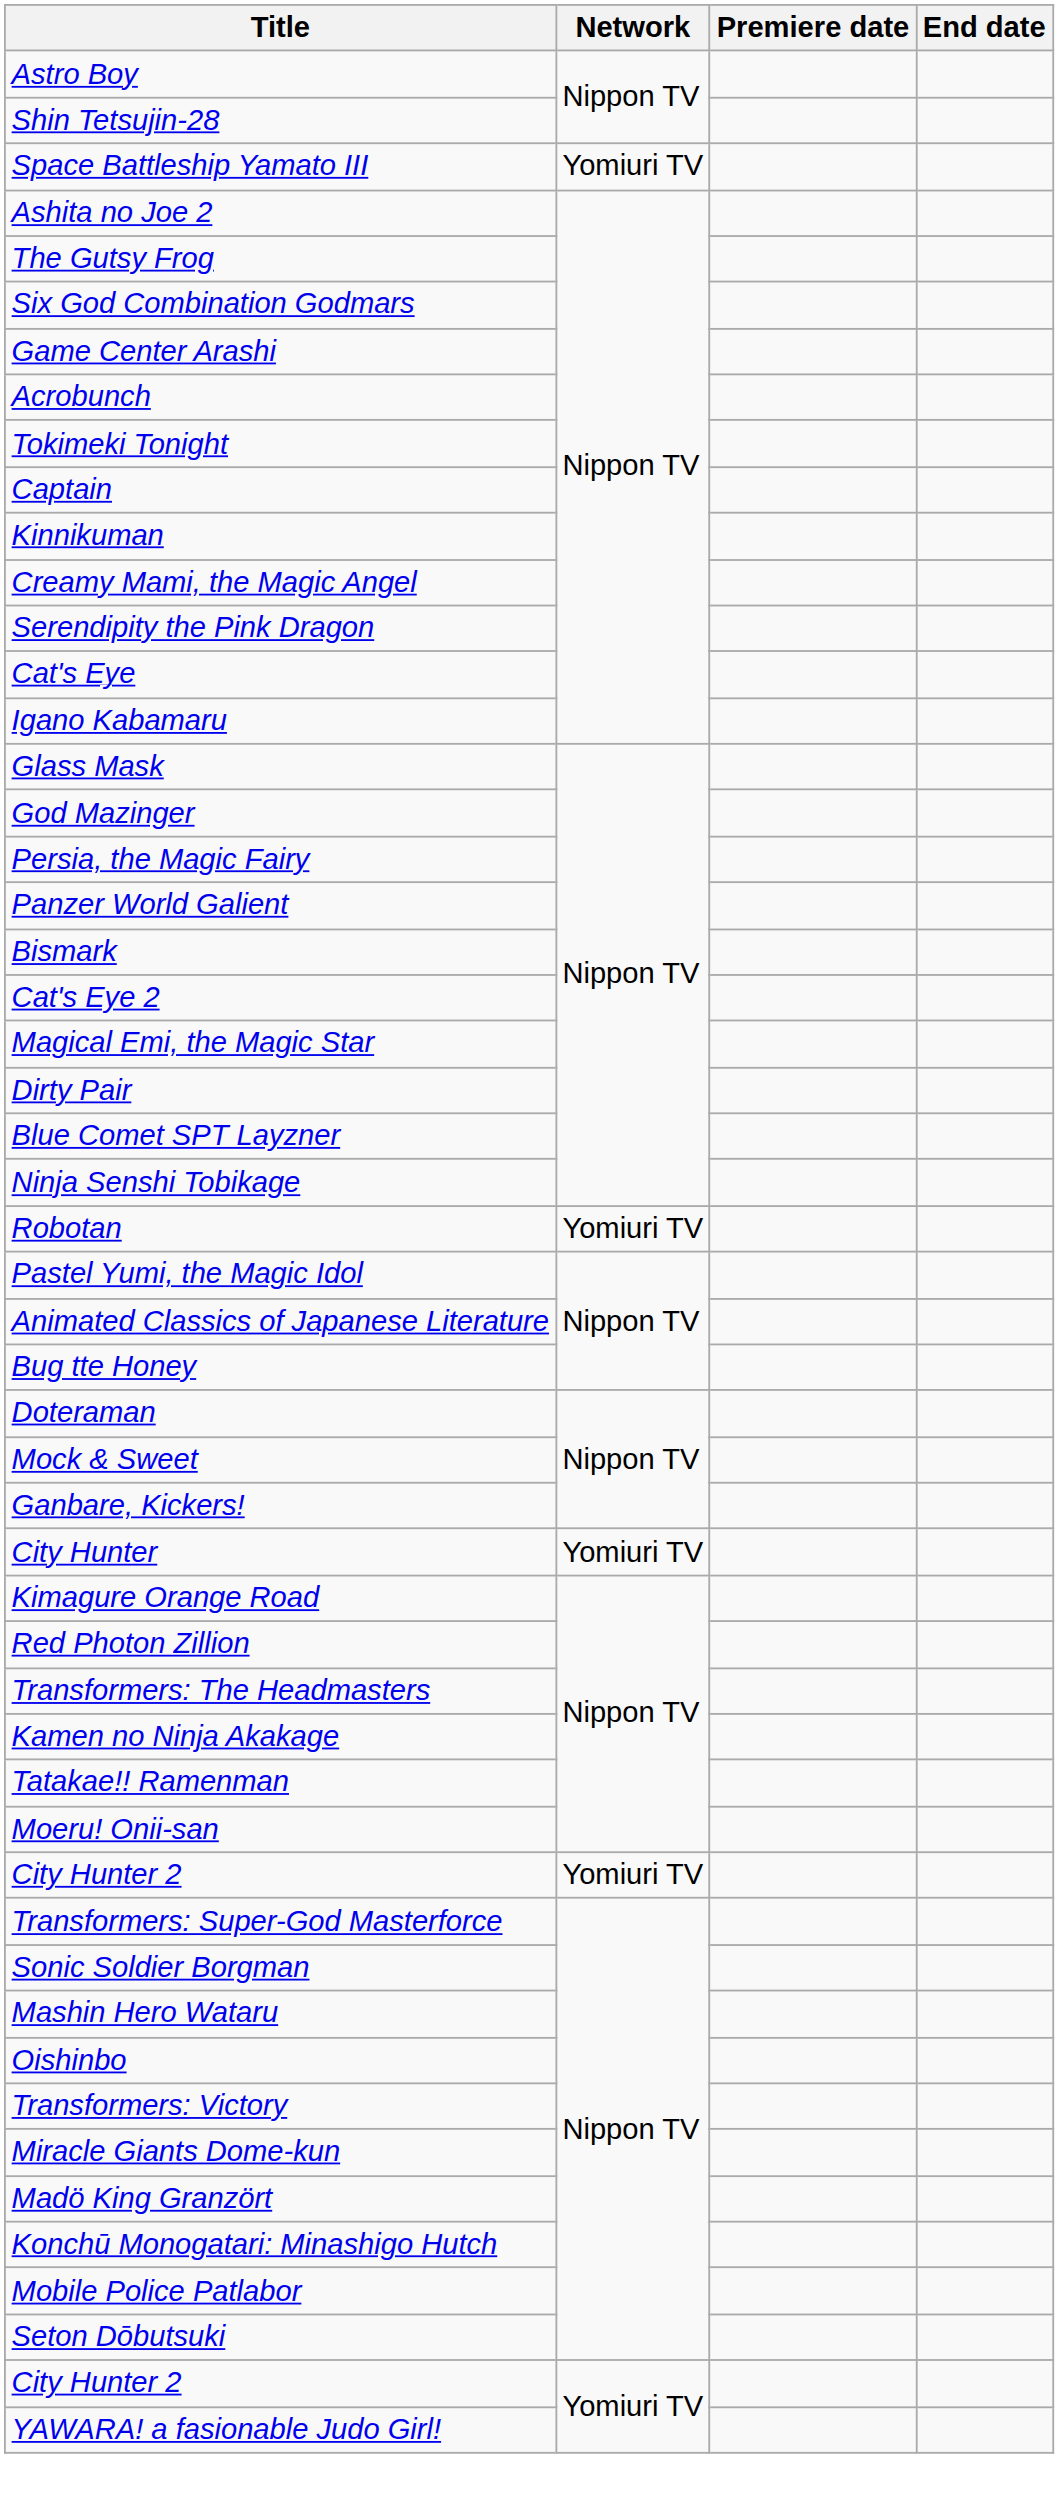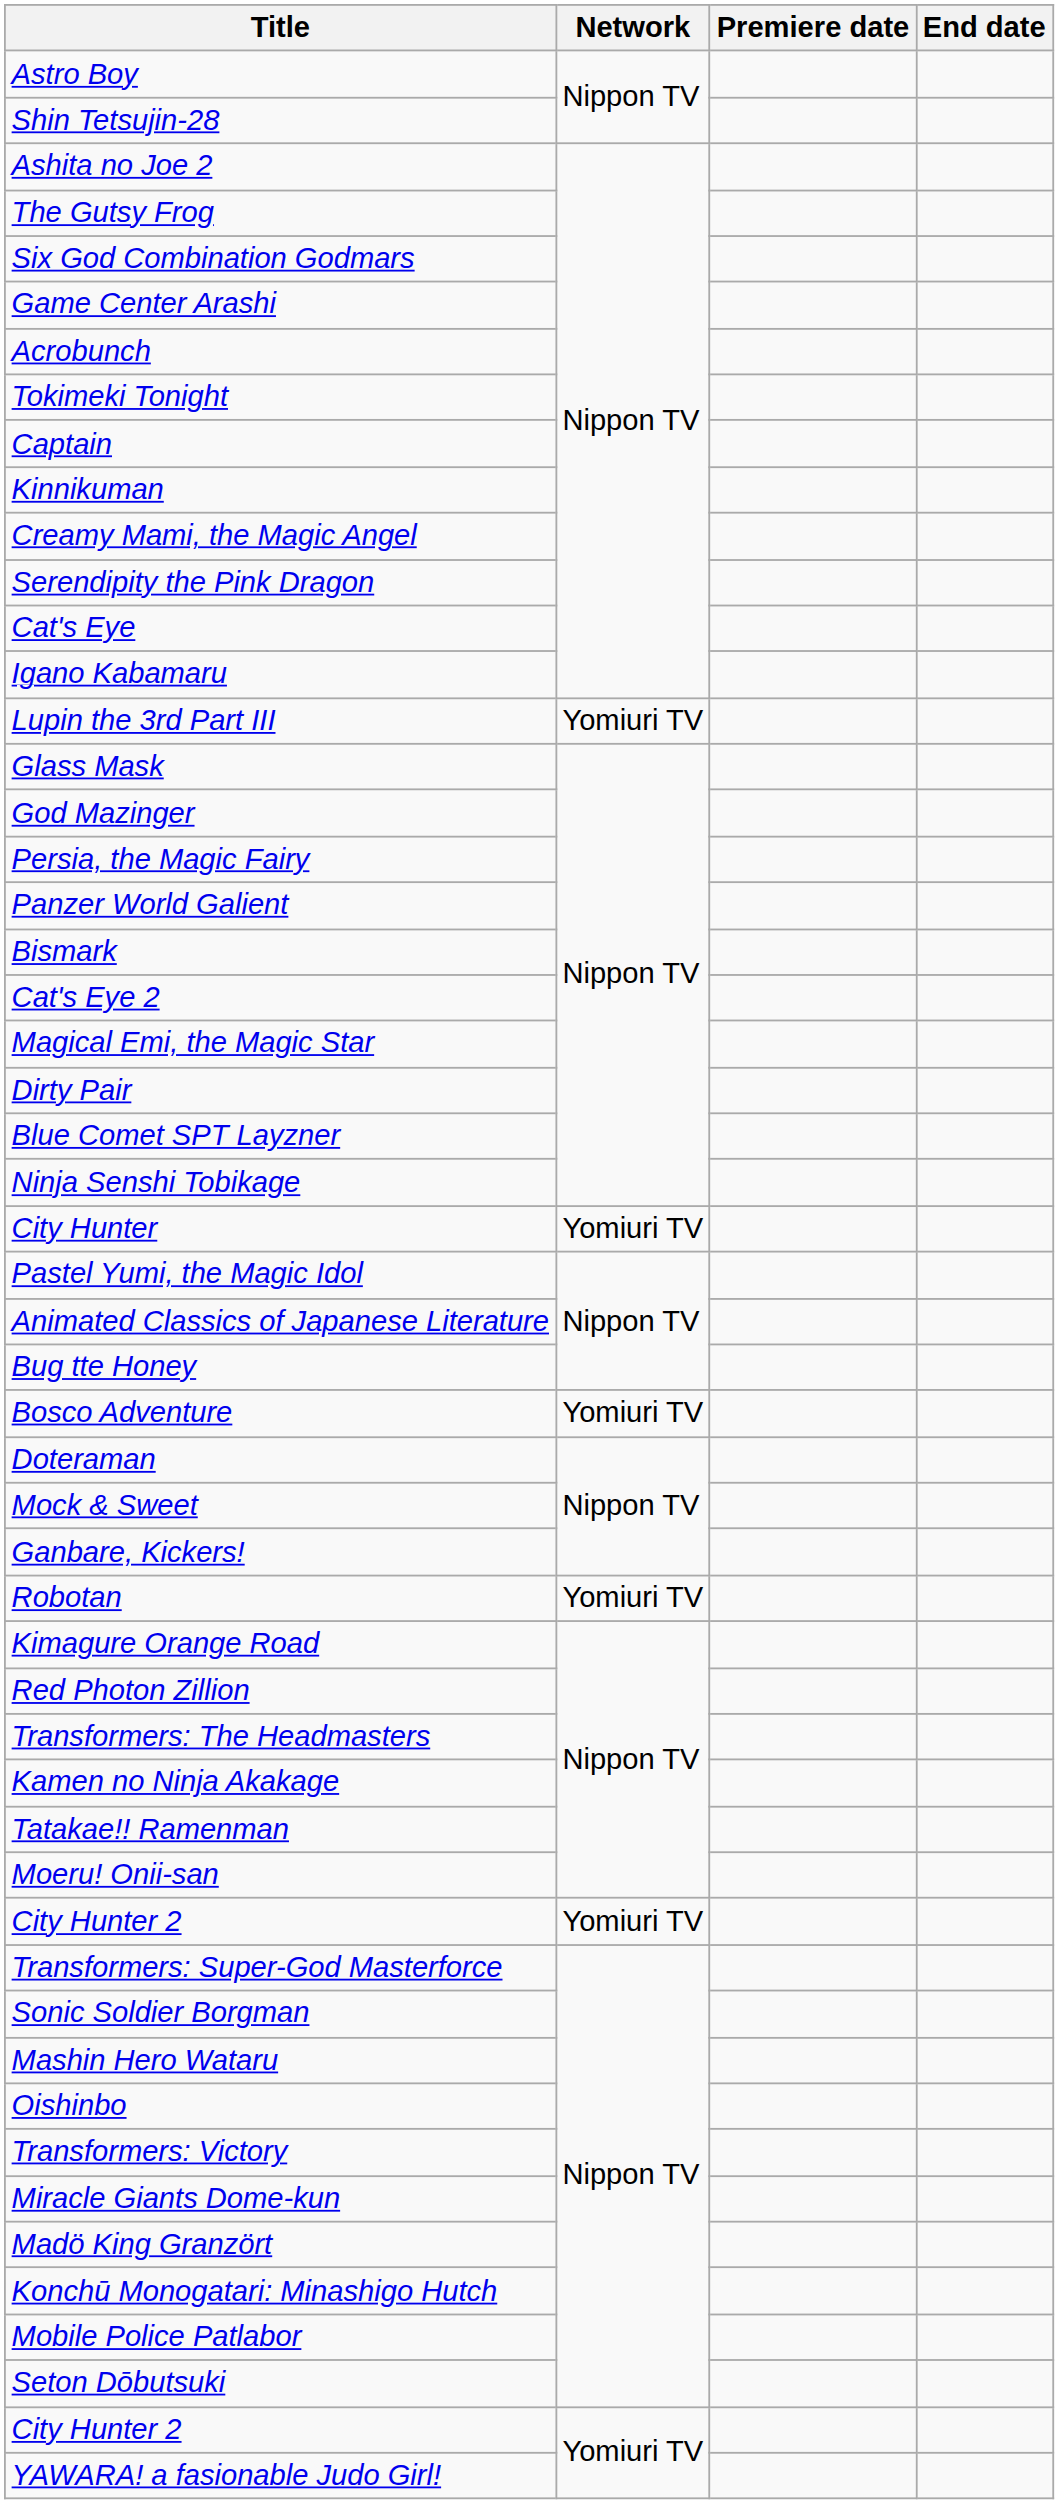- row: (190, 166)
+ row: (144, 720)
rows swapped: (67, 1228) <-> (84, 1551)
+ row: (122, 1413)
